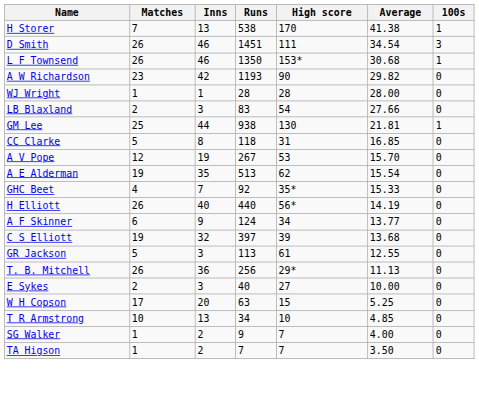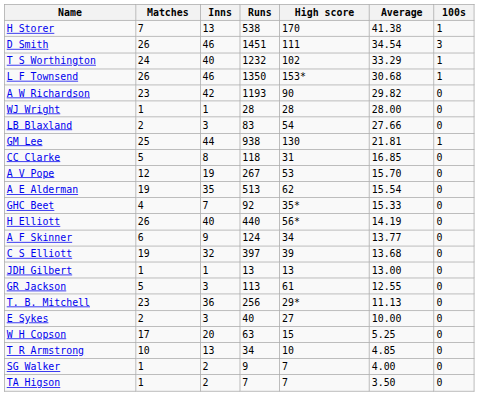+ row: (51, 61)
+ row: (39, 270)
(138, 270) 26 -> (144, 302) 23
